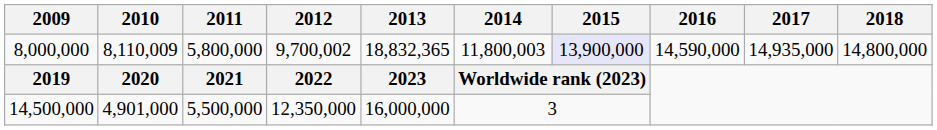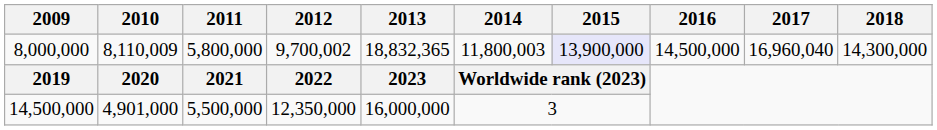(697, 49) 14,590,000 -> (697, 49) 14,500,000
(791, 49) 14,935,000 -> (791, 49) 16,960,040
(885, 49) 14,800,000 -> (885, 49) 14,300,000
